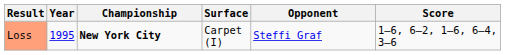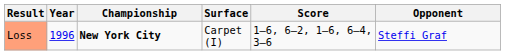columns swapped: (313, 13) <-> (438, 13)
(62, 36) 1995 -> (62, 36) 1996
